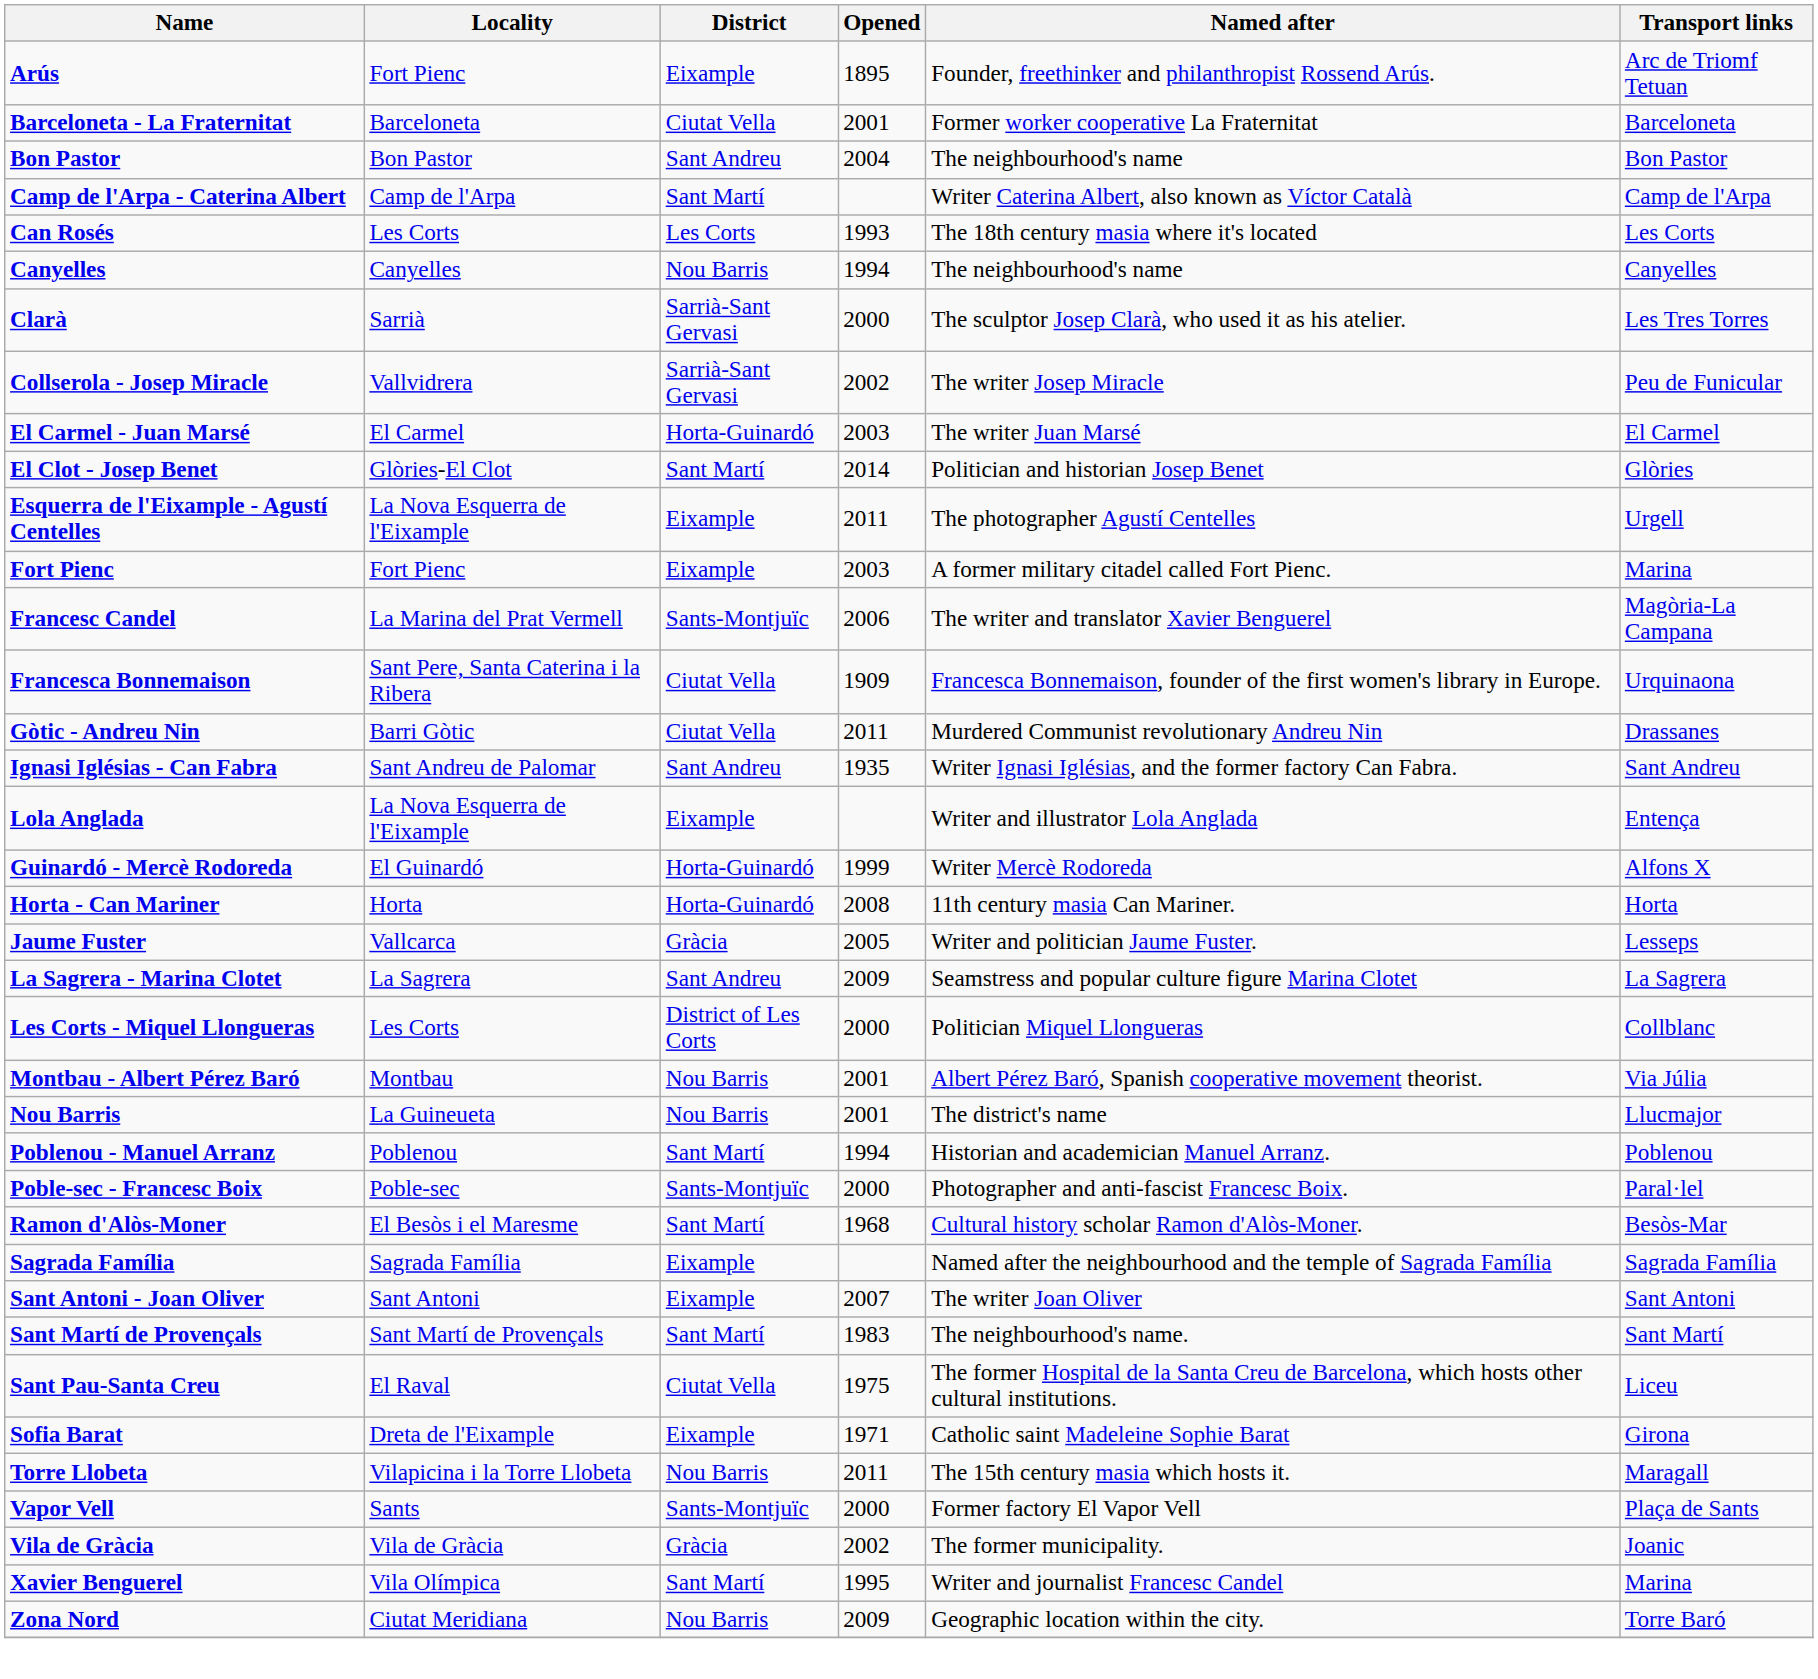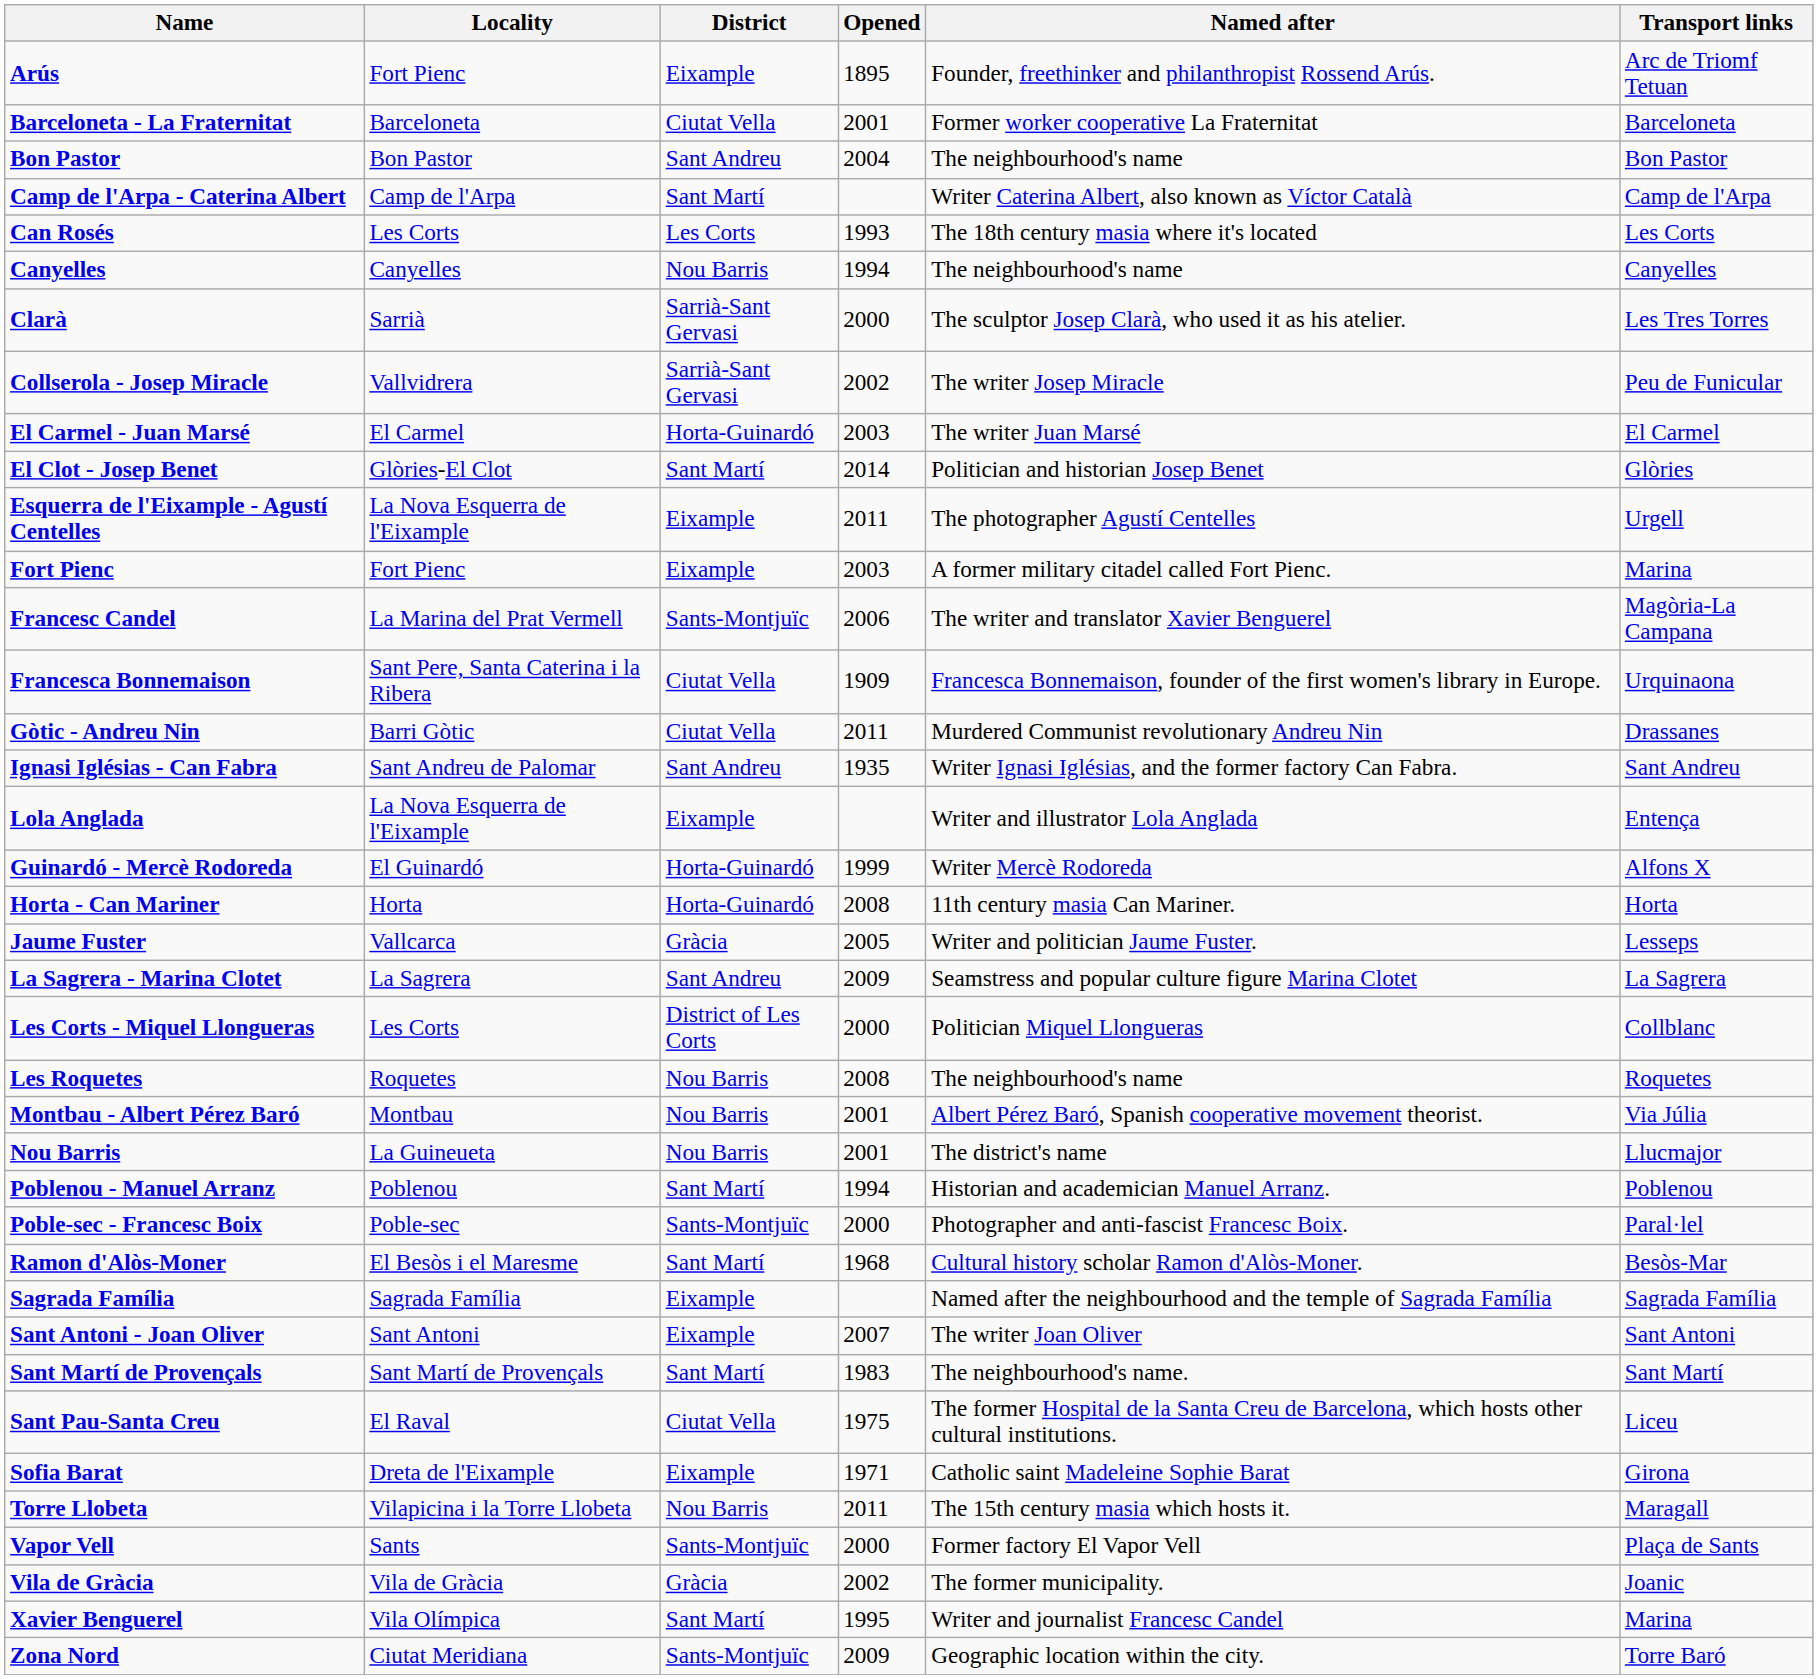+ row: (76, 1077)
(717, 1619) Nou Barris -> (737, 1655) Sants-Montjuïc
